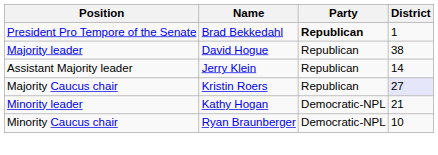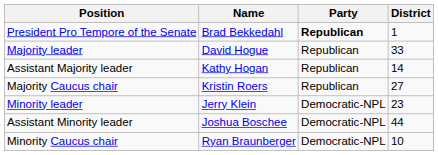(397, 50) 38 -> (397, 50) 33
(229, 68) Jerry Klein -> (235, 68) Kathy Hogan
(397, 86) lavender background -> (397, 86) no background
(235, 104) Kathy Hogan -> (229, 104) Jerry Klein
(397, 104) 21 -> (397, 104) 23
+ row: (70, 123)
